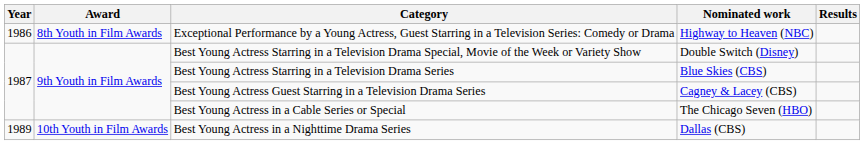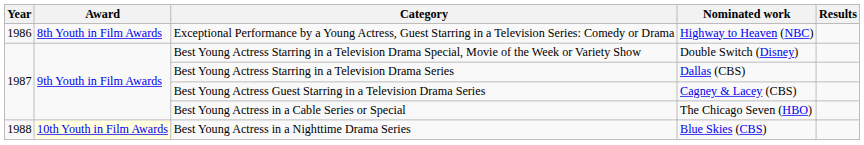(723, 71) Blue Skies (CBS) -> (713, 71) Dallas (CBS)
(19, 129) 1989 -> (19, 129) 1988
(103, 129) no background -> (103, 129) lightyellow background
(713, 129) Dallas (CBS) -> (723, 129) Blue Skies (CBS)
